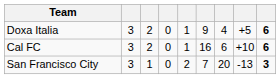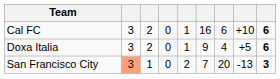rows swapped: (33, 30) <-> (24, 47)
(131, 64) no background -> (131, 64) lightsalmon background
